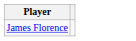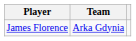+ column: (98, 12)
